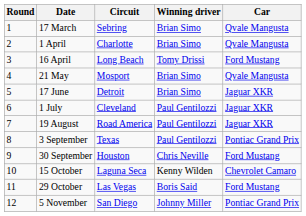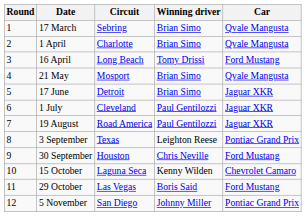(187, 140) Paul Gentilozzi -> (187, 140) Leighton Reese
